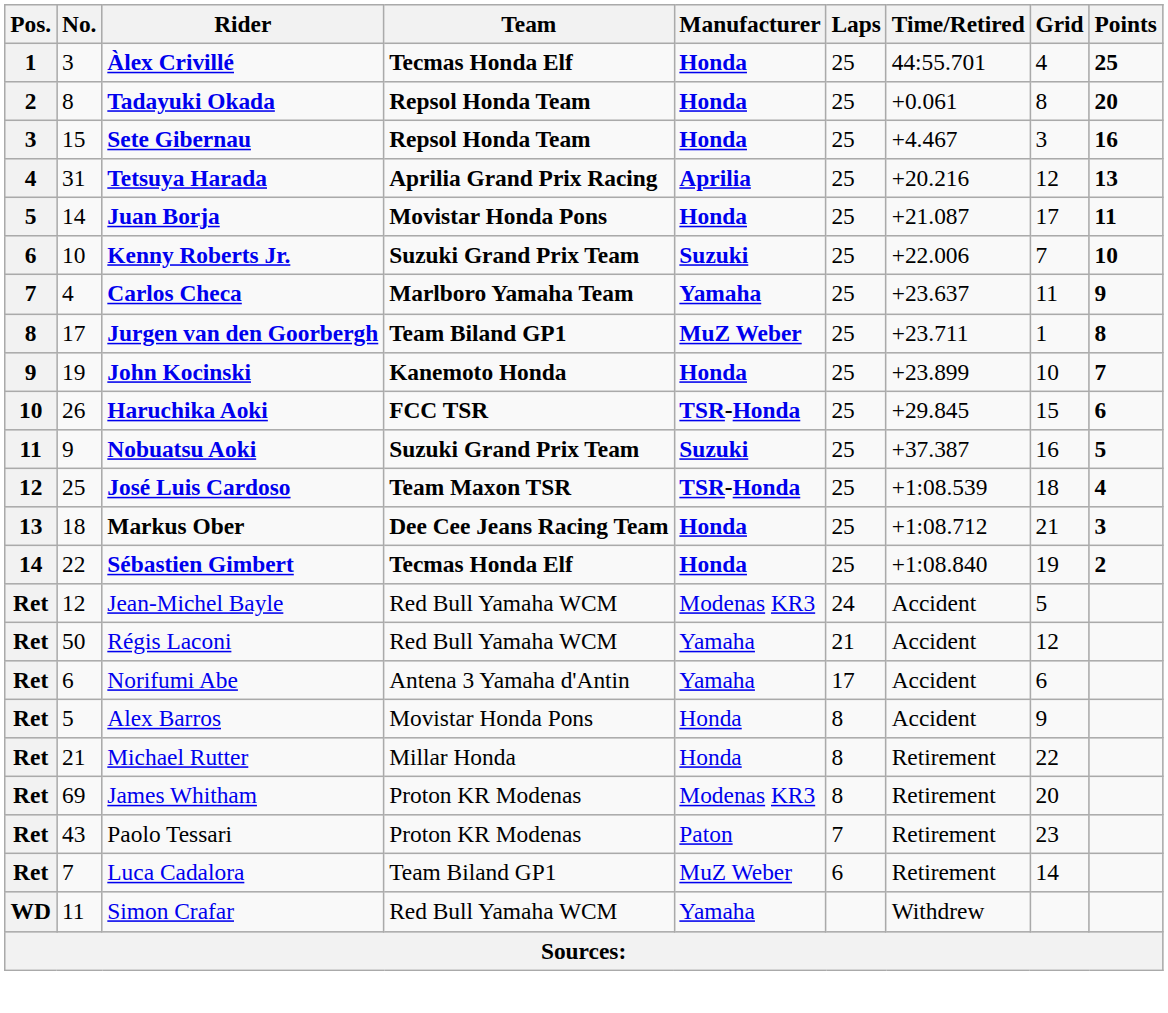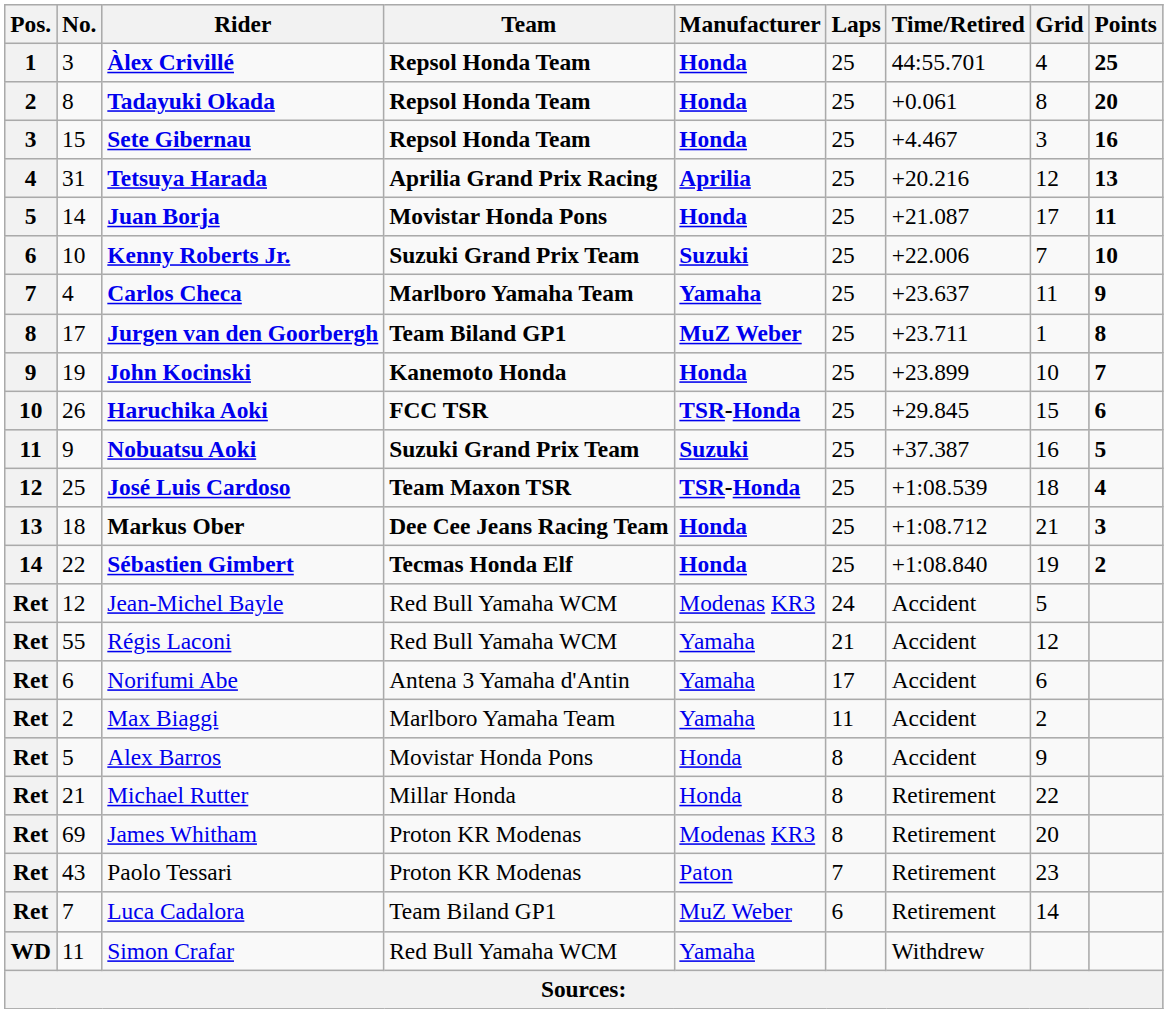(481, 62) Tecmas Honda Elf -> (490, 62) Repsol Honda Team
(74, 641) 50 -> (74, 641) 55
+ row: (163, 718)
